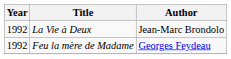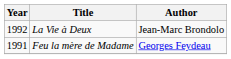(17, 45) 1992 -> (17, 45) 1991
